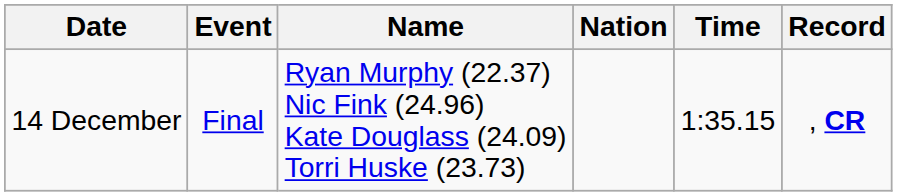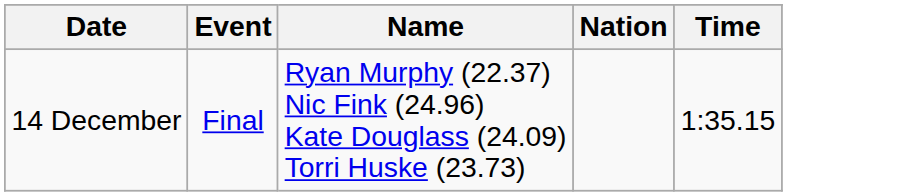- column: (837, 26)
